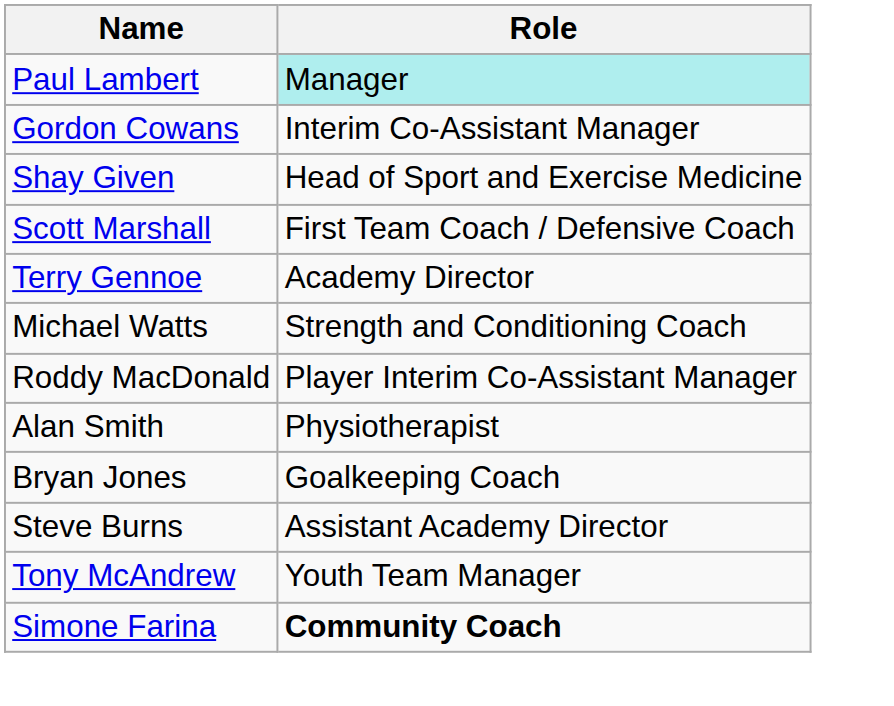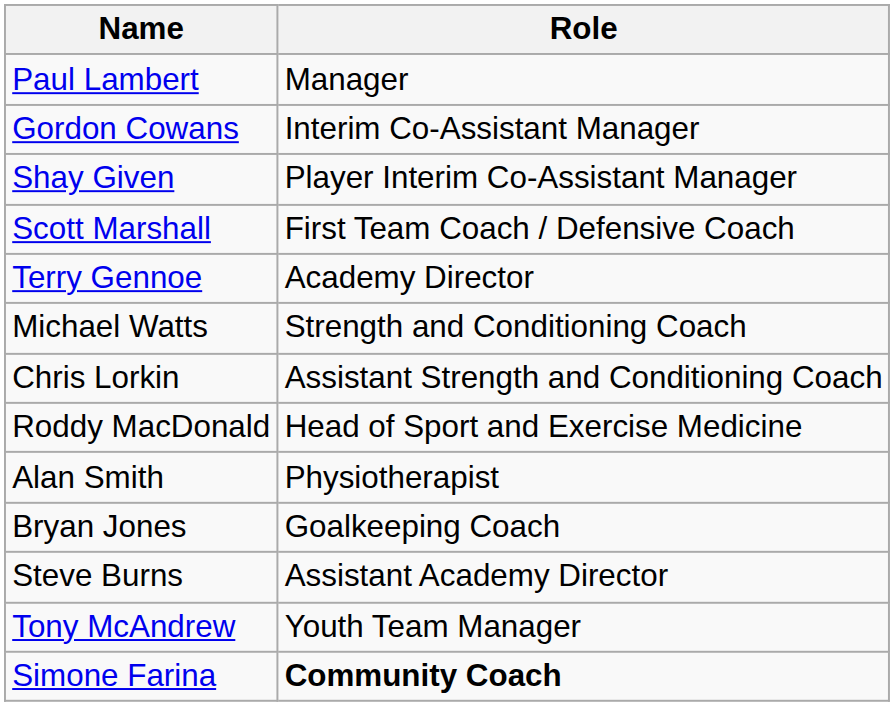(347, 79) paleturquoise background -> (347, 79) no background
(544, 178) Head of Sport and Exercise Medicine -> (541, 178) Player Interim Co-Assistant Manager
+ row: (96, 377)
(541, 377) Player Interim Co-Assistant Manager -> (544, 427) Head of Sport and Exercise Medicine
